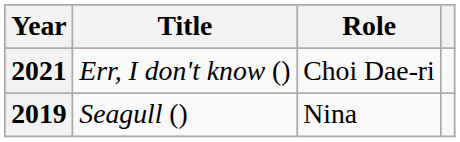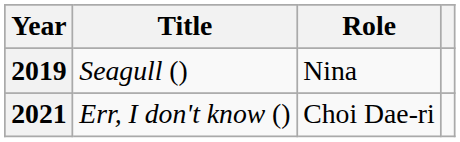rows swapped: (39, 114) <-> (39, 70)
